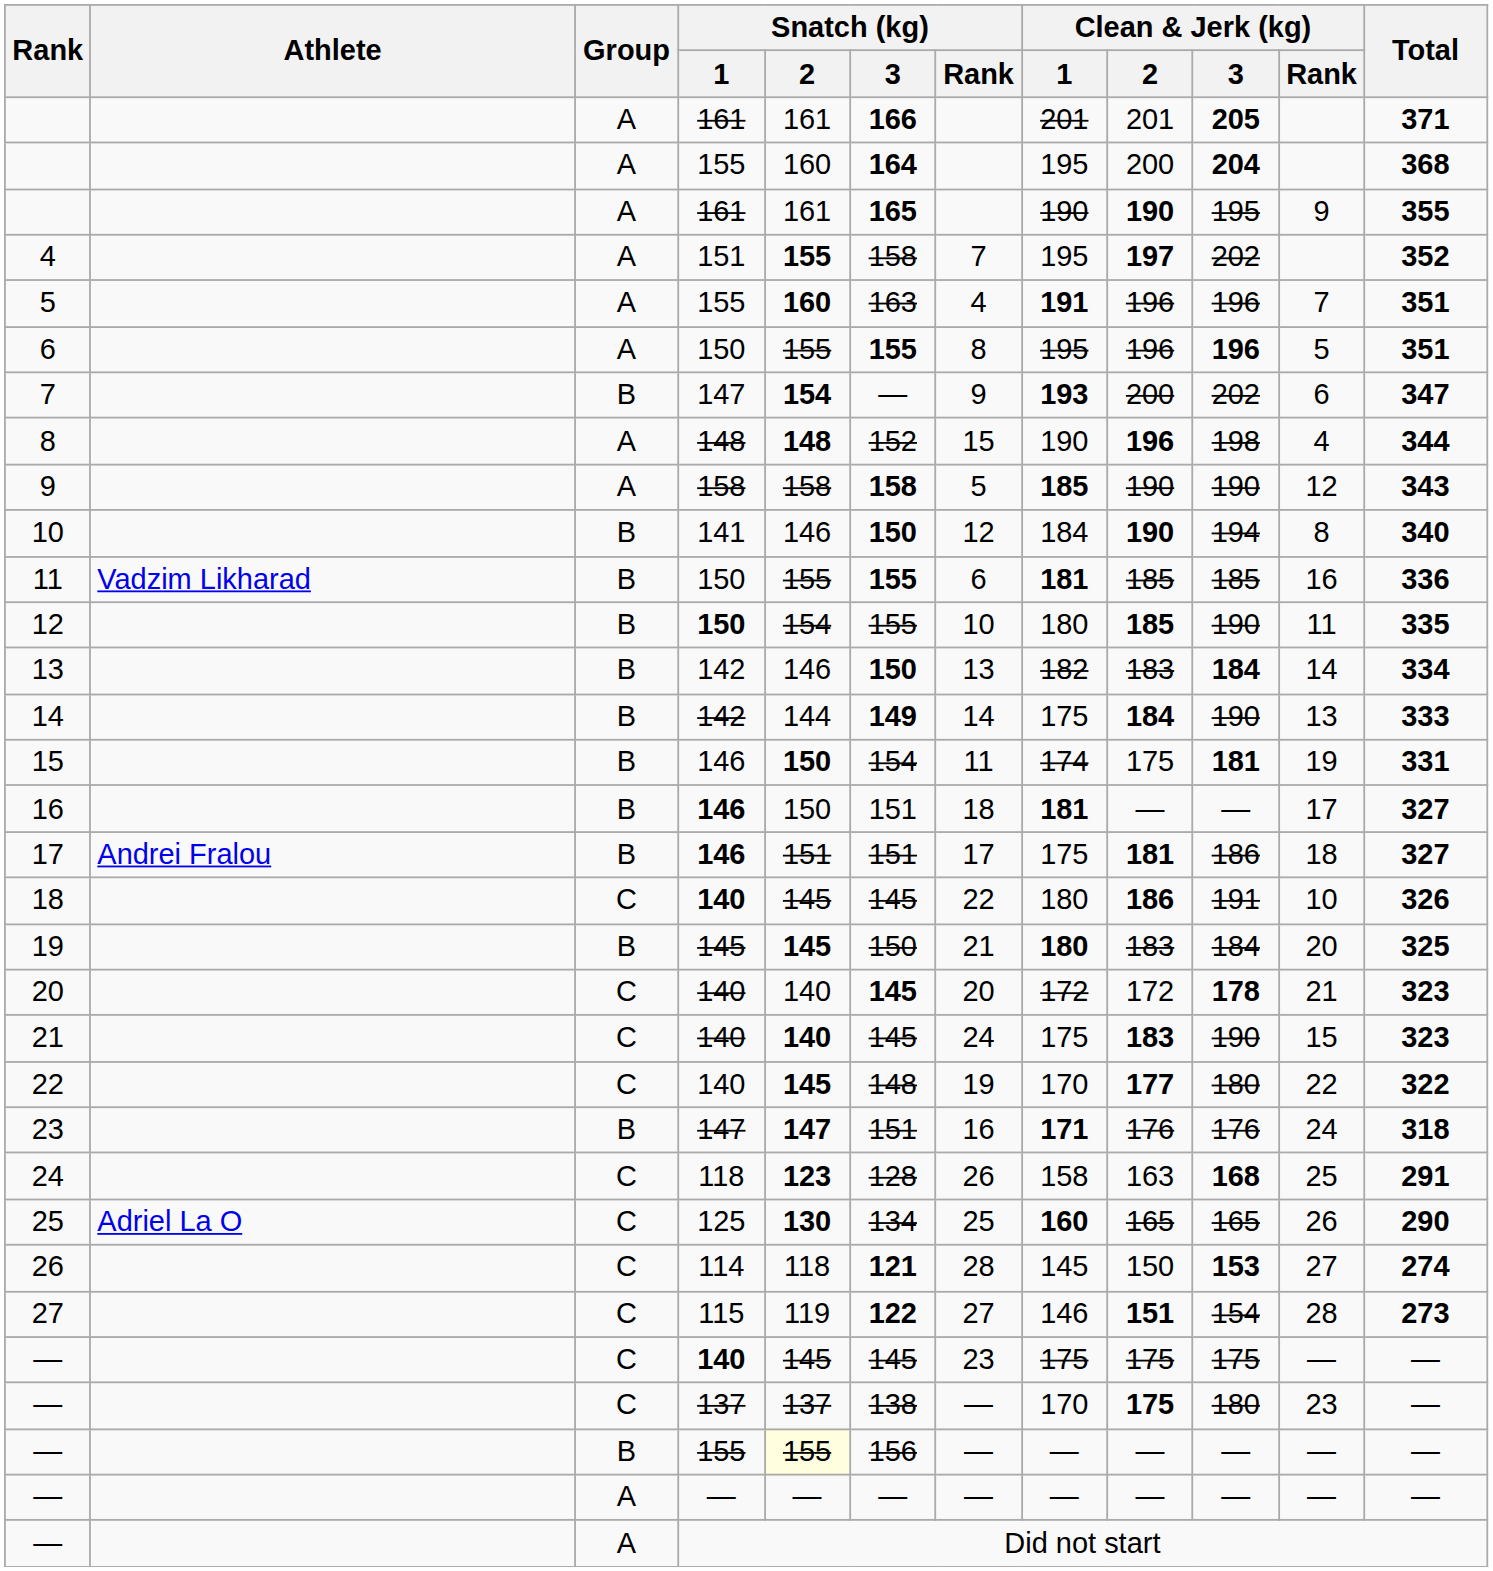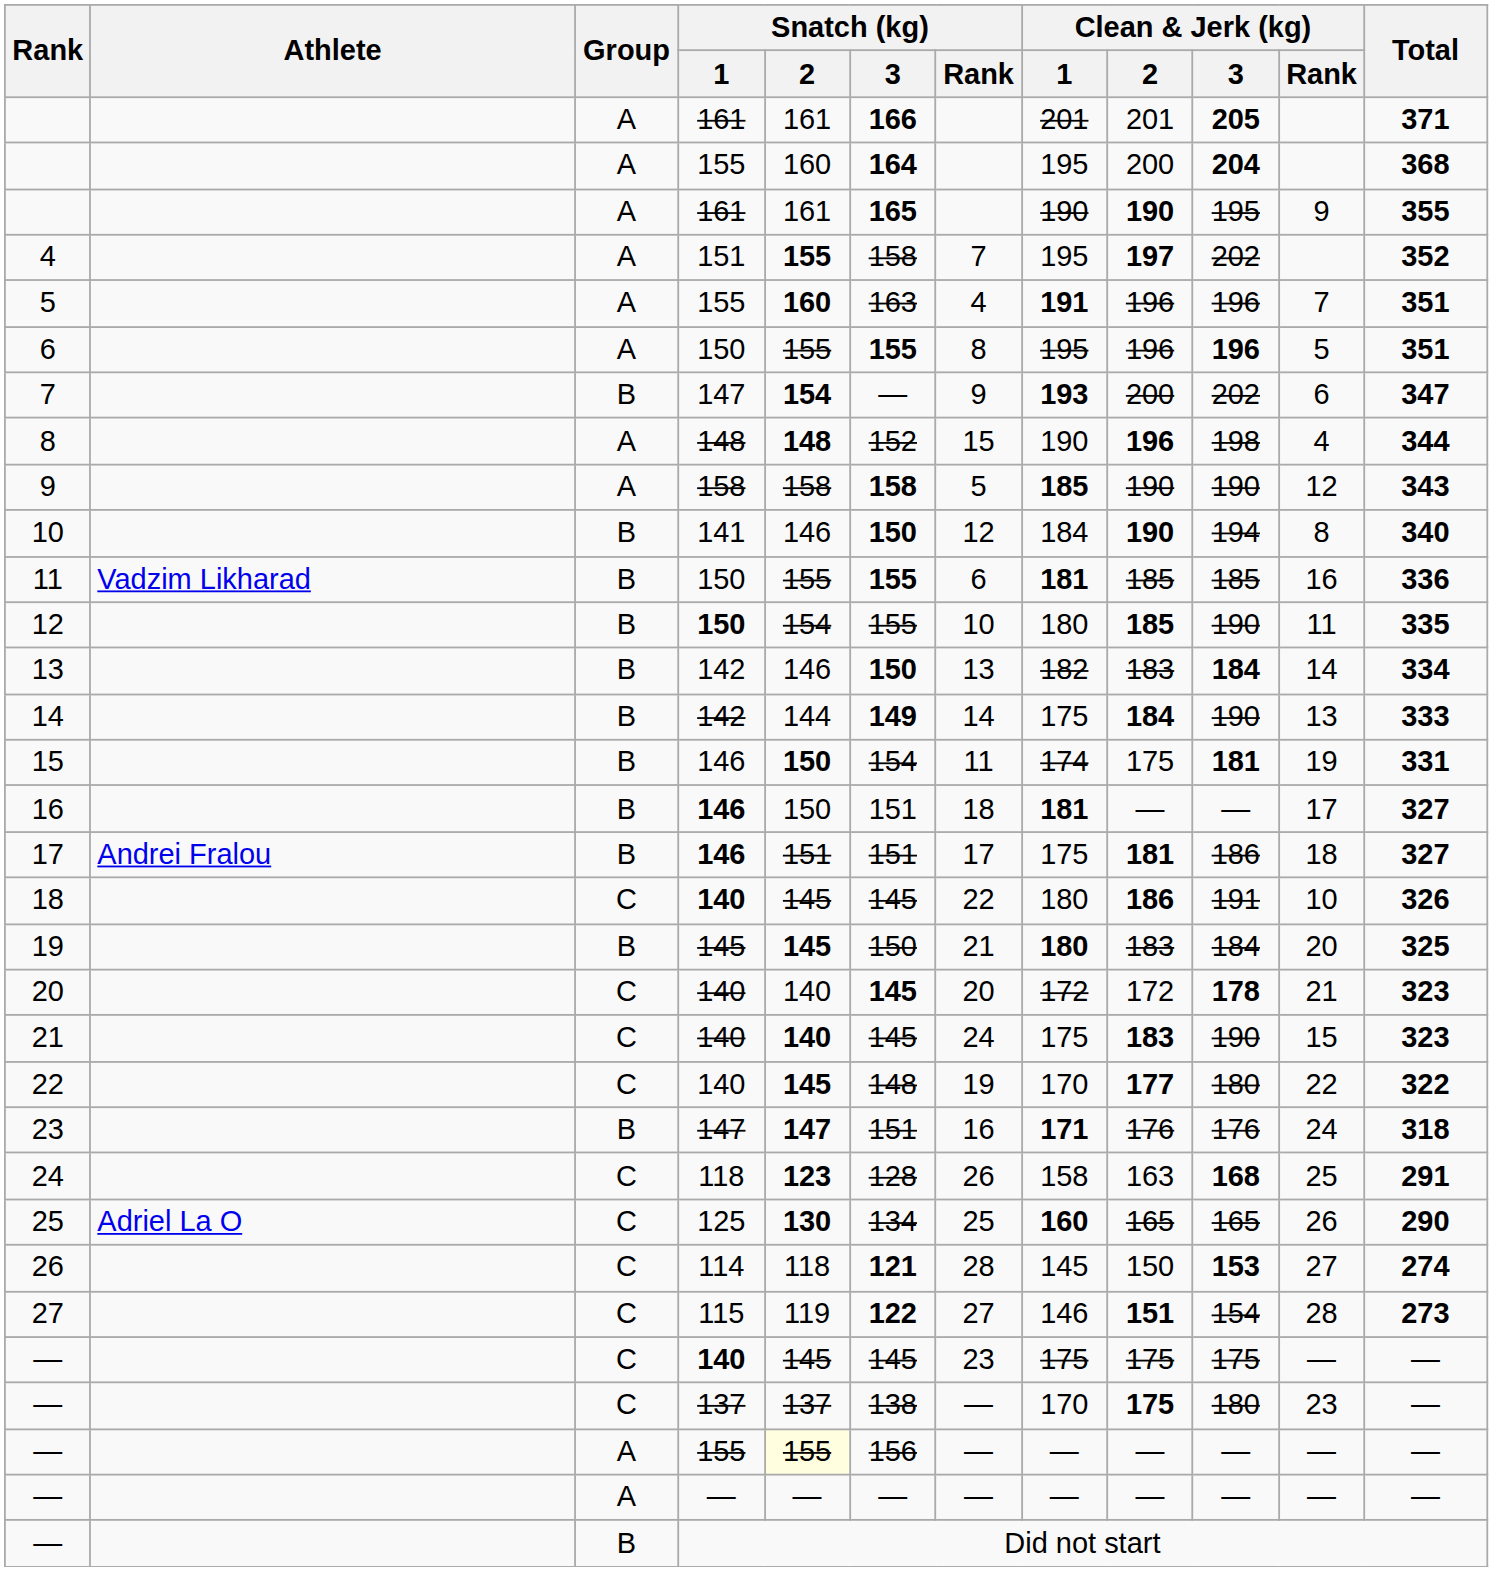(627, 1451) B -> (627, 1451) A
(627, 1543) A -> (627, 1543) B
